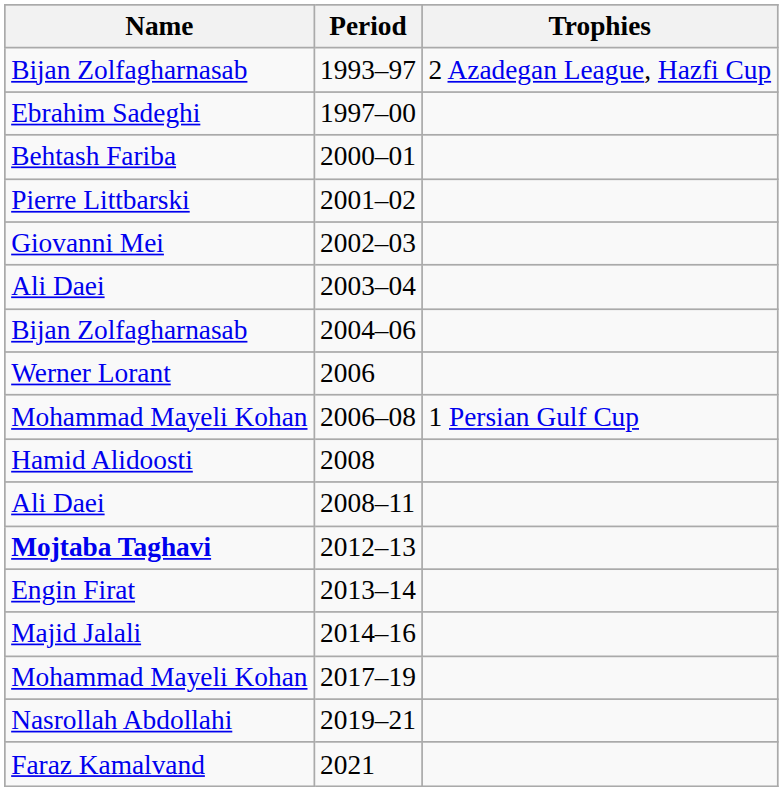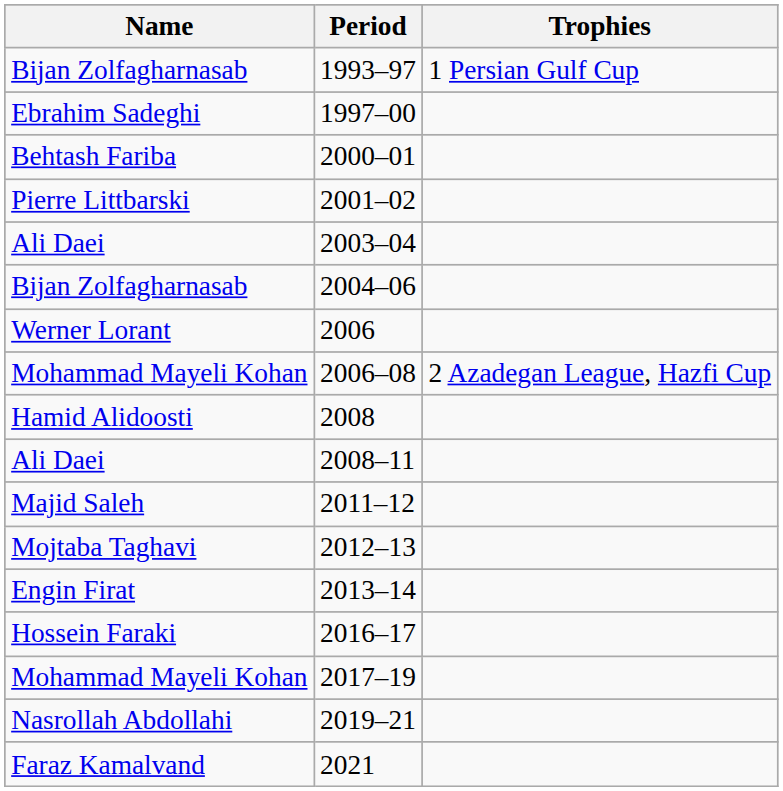(600, 69) 2 Azadegan League, Hazfi Cup -> (534, 69) 1 Persian Gulf Cup
- row: (368, 243)
(534, 416) 1 Persian Gulf Cup -> (600, 373) 2 Azadegan League, Hazfi Cup
+ row: (367, 503)
(111, 546) bold -> (104, 546) normal
- row: (368, 633)
+ row: (368, 633)
